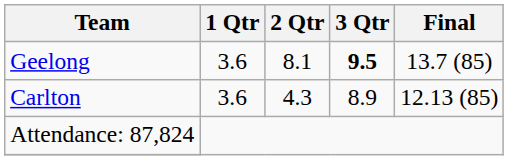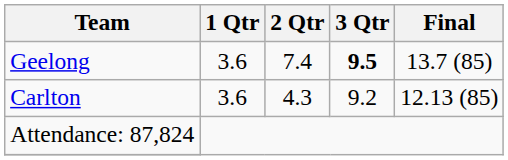(297, 60) 8.1 -> (297, 60) 7.4
(362, 97) 8.9 -> (362, 97) 9.2
